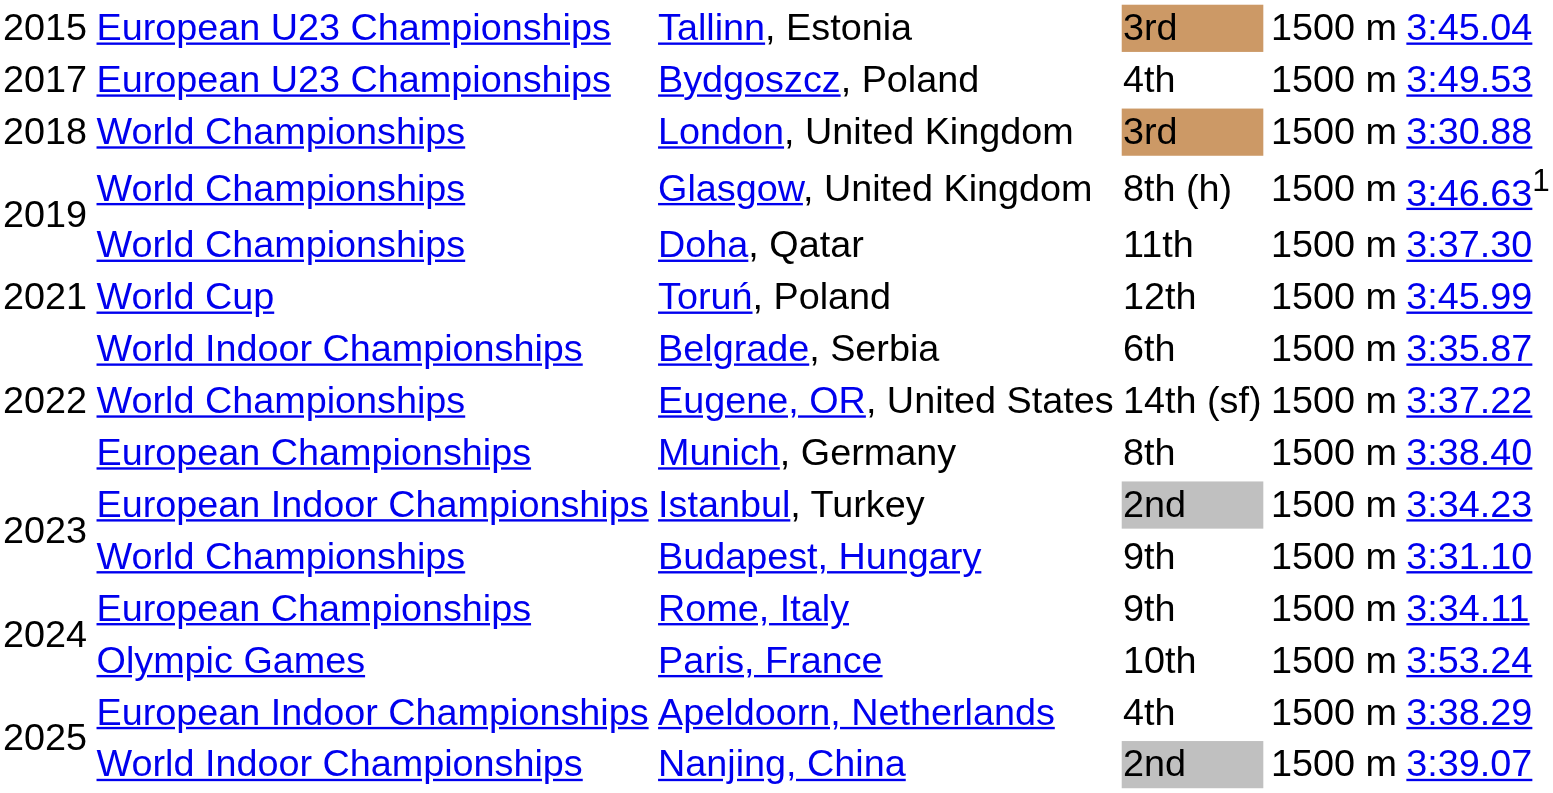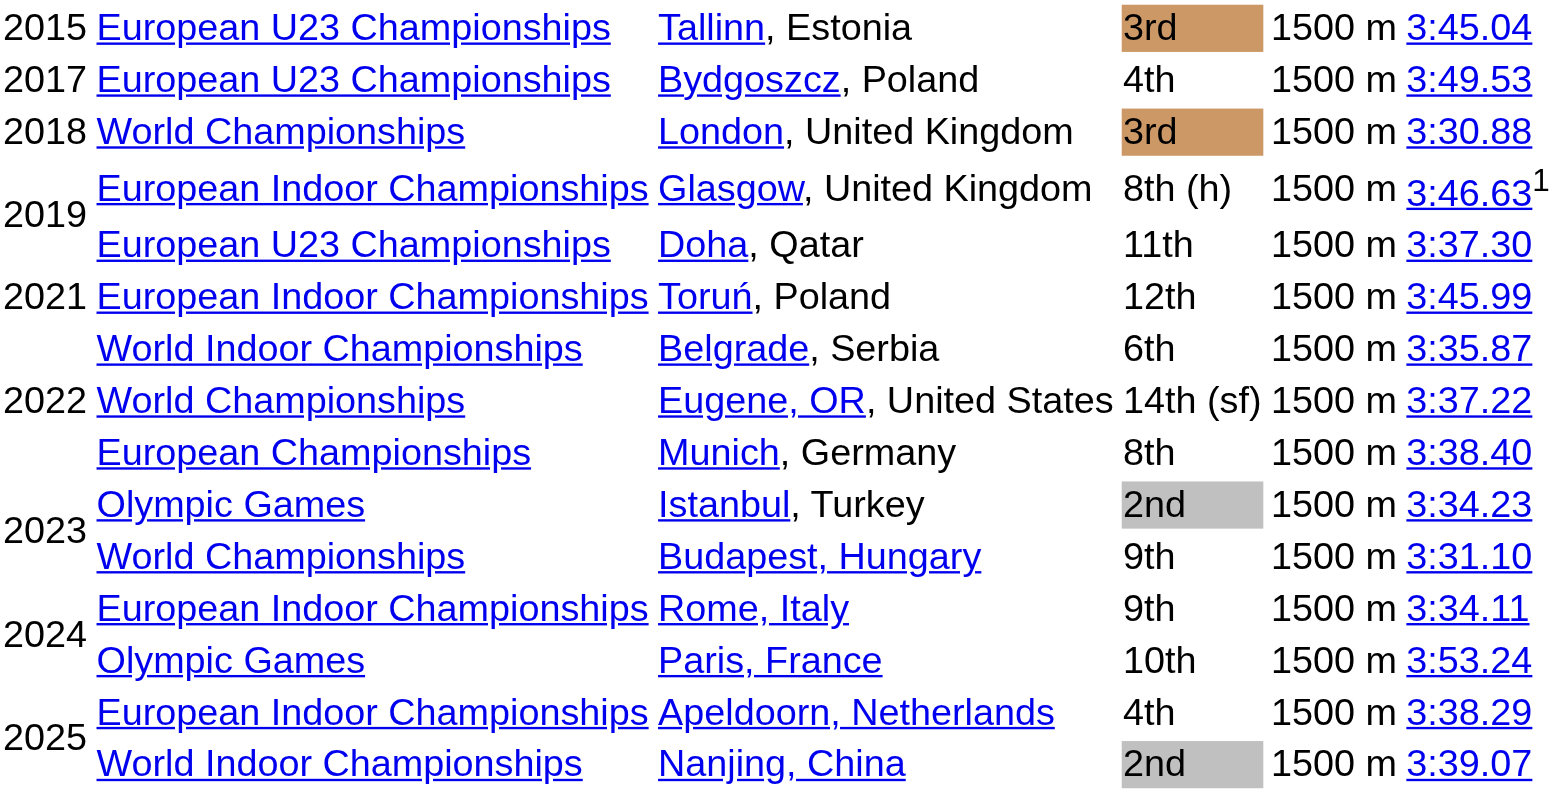(281, 188) World Championships -> (373, 188) European Indoor Championships
(281, 245) World Championships -> (354, 245) European U23 Championships
(185, 297) World Cup -> (373, 297) European Indoor Championships
(373, 505) European Indoor Championships -> (231, 505) Olympic Games
(314, 608) European Championships -> (373, 608) European Indoor Championships
